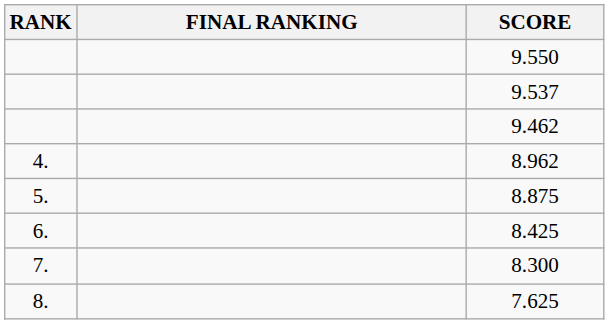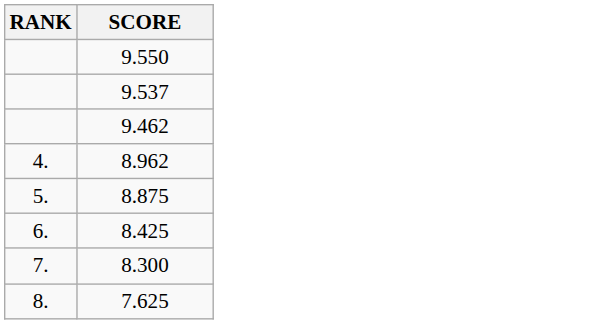- column: (272, 22)
